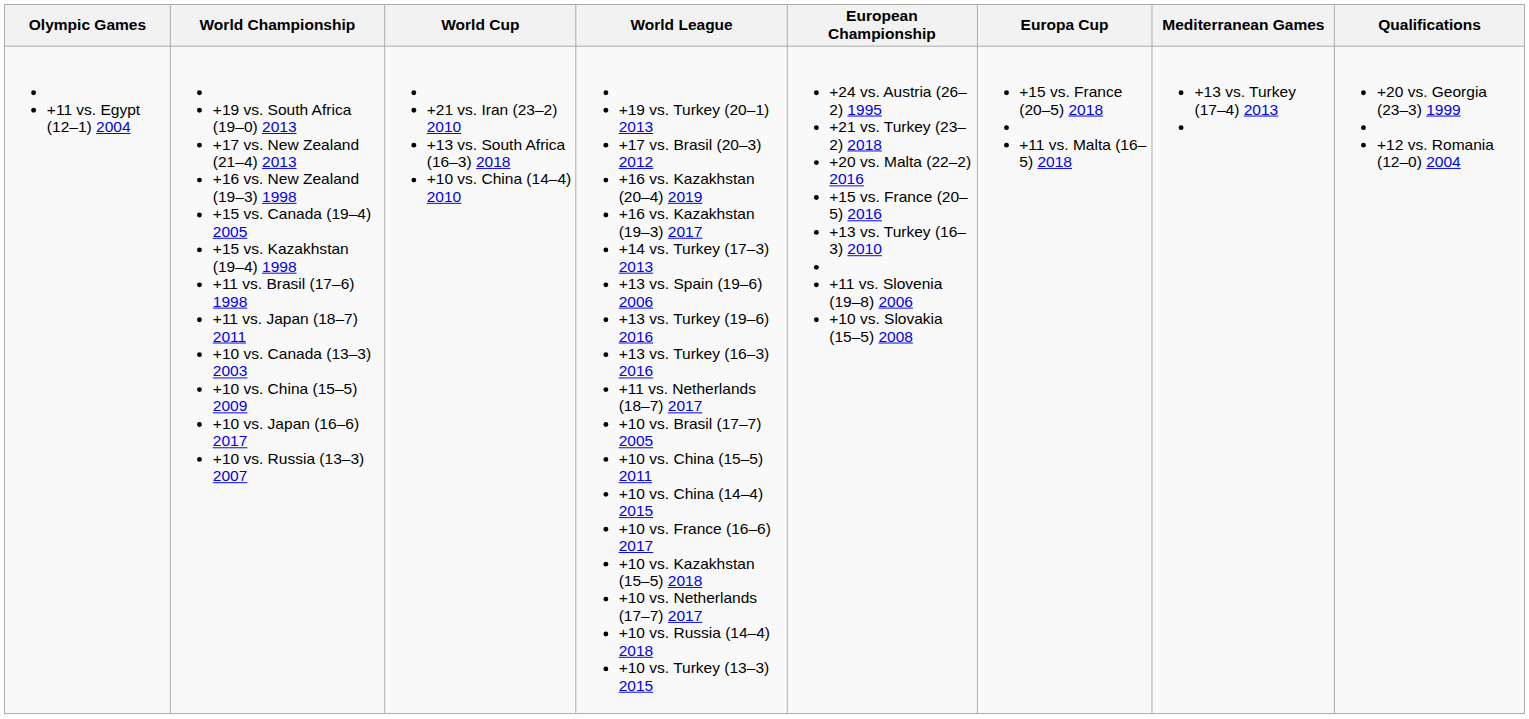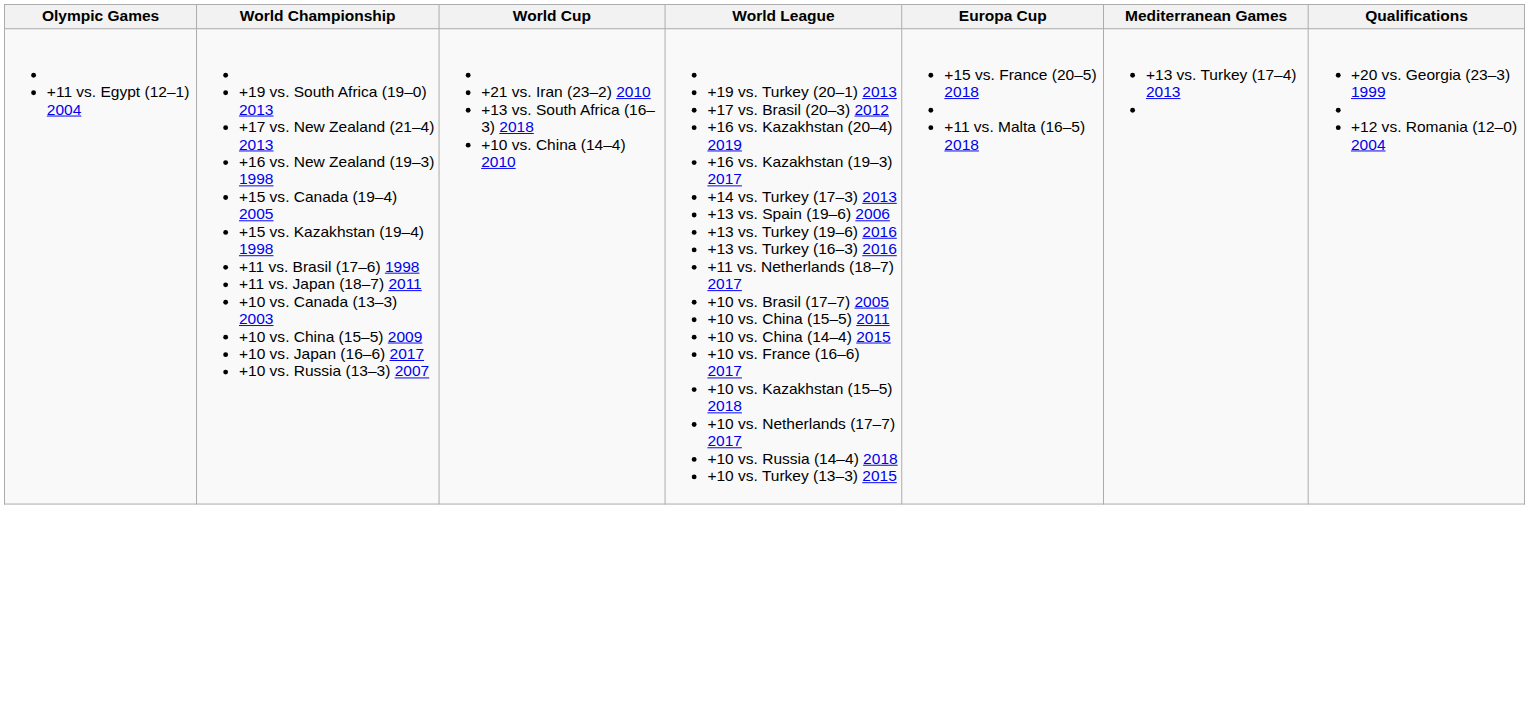- column: (882, 25)
